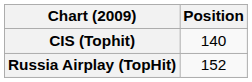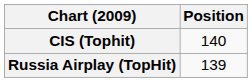(214, 65) 152 -> (214, 65) 139
